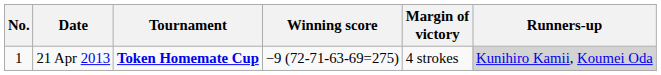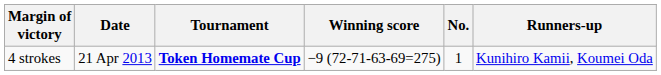columns swapped: (19, 25) <-> (437, 25)
(564, 58) lightgrey background -> (564, 58) no background
